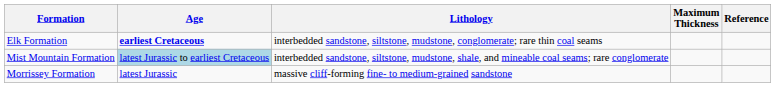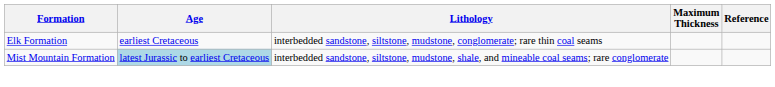(162, 40) bold -> (159, 40) normal
- row: (51, 73)
